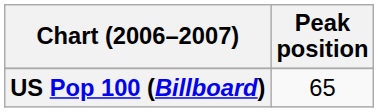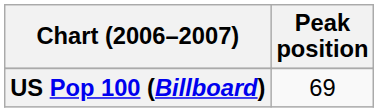(322, 87) 65 -> (322, 87) 69
